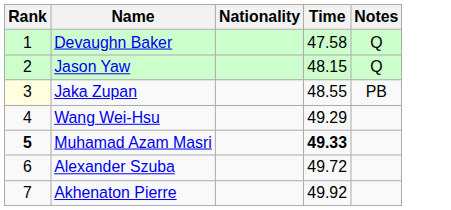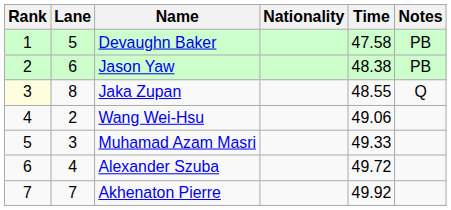+ column: (73, 17)
(376, 42) Q -> (421, 42) PB
(327, 67) 48.15 -> (371, 67) 48.38
(376, 67) Q -> (421, 67) PB
(376, 92) PB -> (421, 92) Q
(327, 117) 49.29 -> (371, 117) 49.06
(28, 142) bold -> (28, 142) normal
(327, 142) bold -> (371, 142) normal
